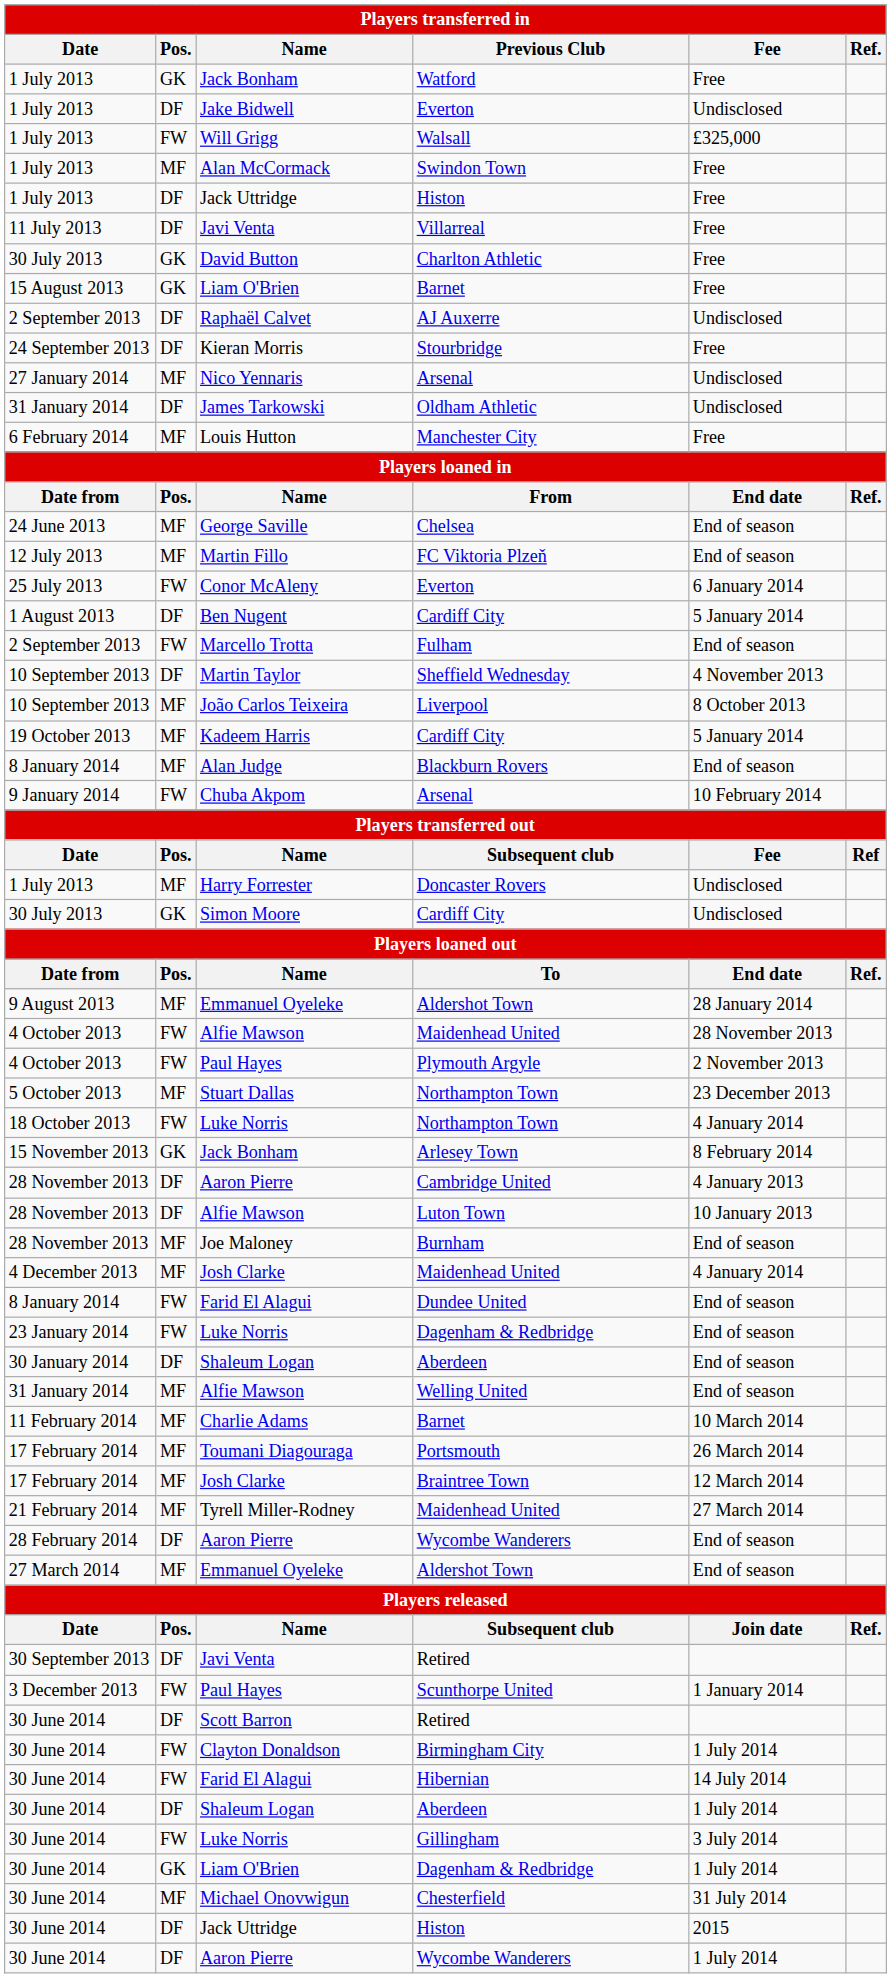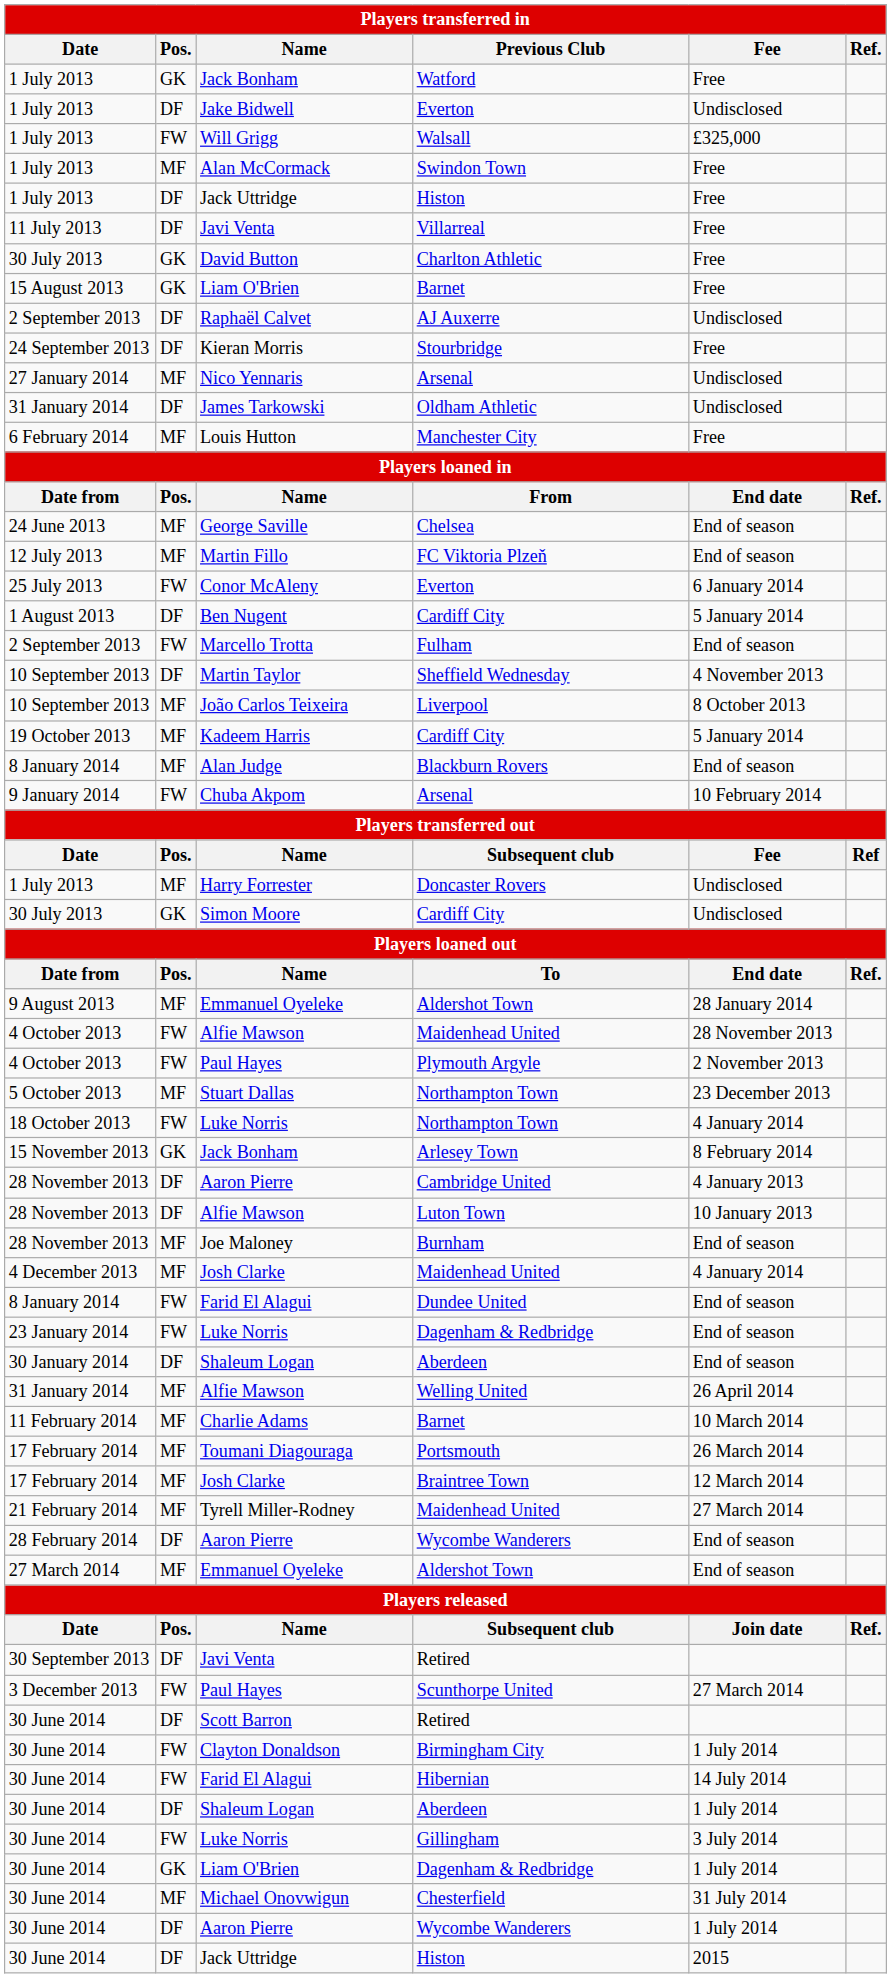(744, 1391) End of season -> (743, 1391) 26 April 2014
(748, 1689) 1 January 2014 -> (748, 1689) 27 March 2014
rows swapped: (57, 1958) <-> (57, 1928)
